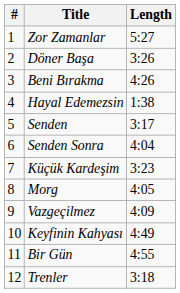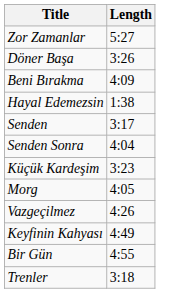- column: (14, 15)
(142, 80) 4:26 -> (122, 80) 4:09
(142, 211) 4:09 -> (122, 211) 4:26
